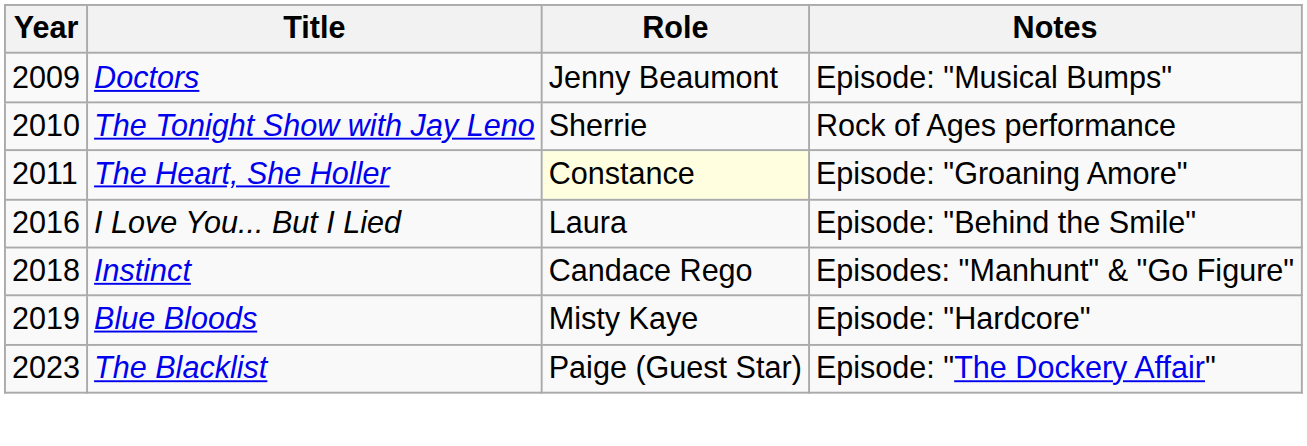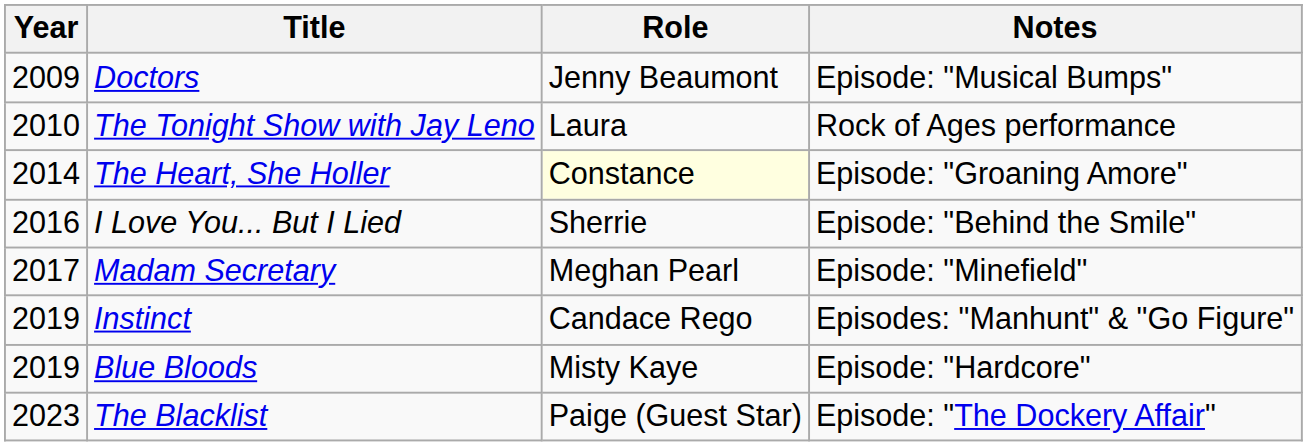(598, 125) Sherrie -> (588, 125) Laura
(45, 174) 2011 -> (46, 174) 2014
(588, 222) Laura -> (598, 222) Sherrie
+ row: (215, 271)
(46, 271) 2018 -> (46, 319) 2019
